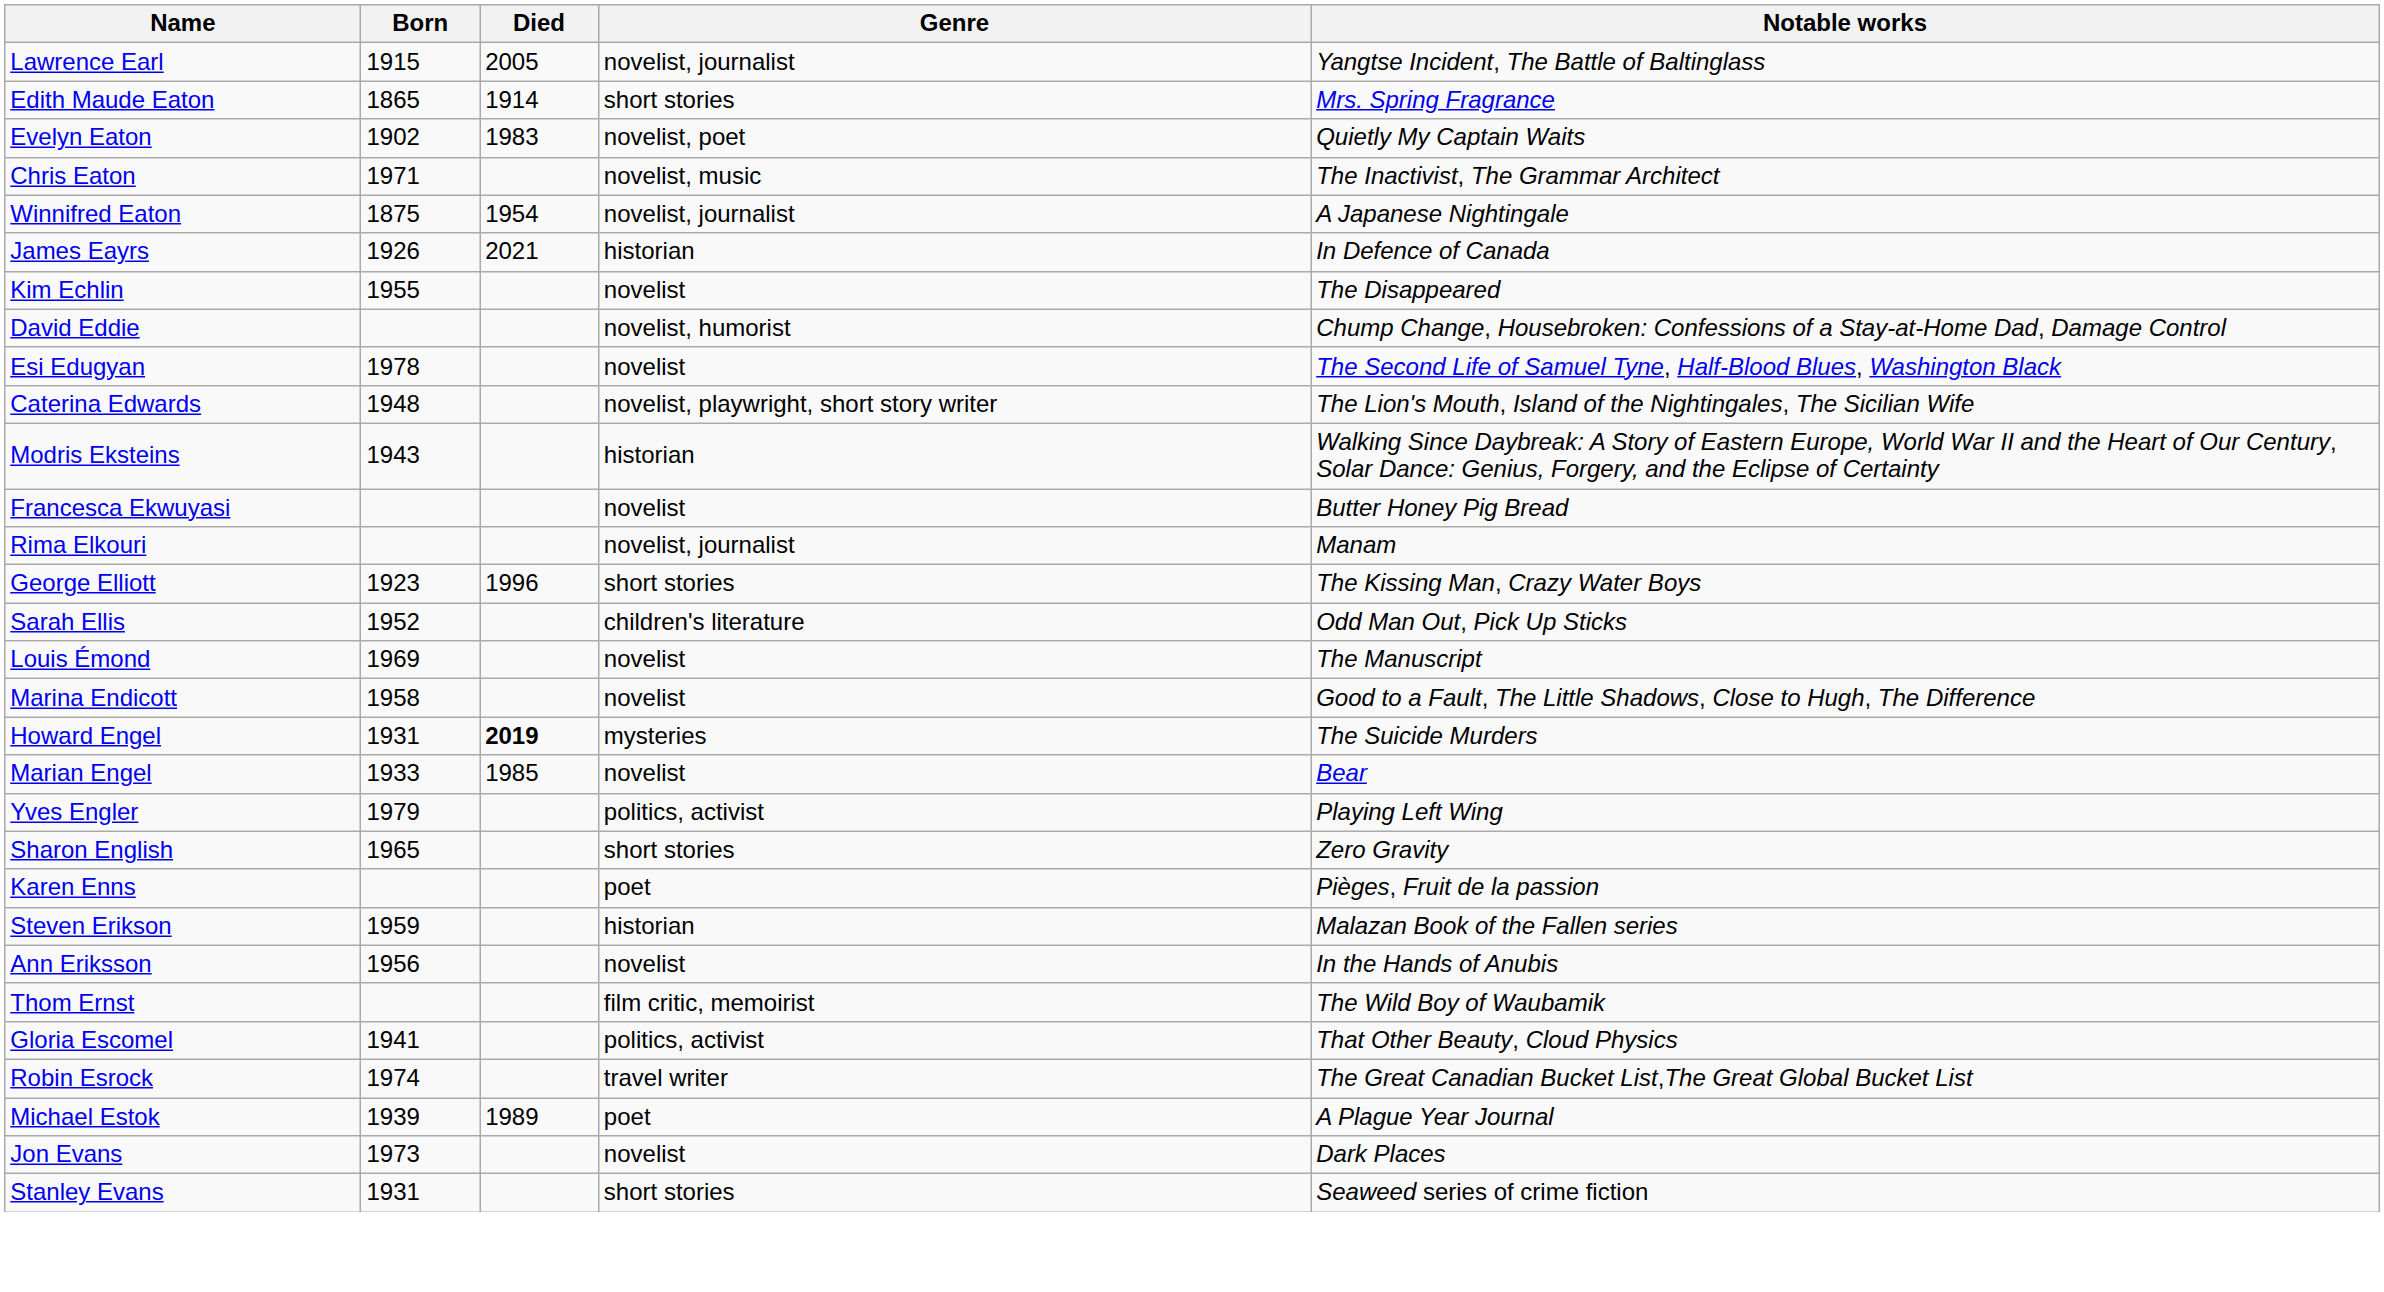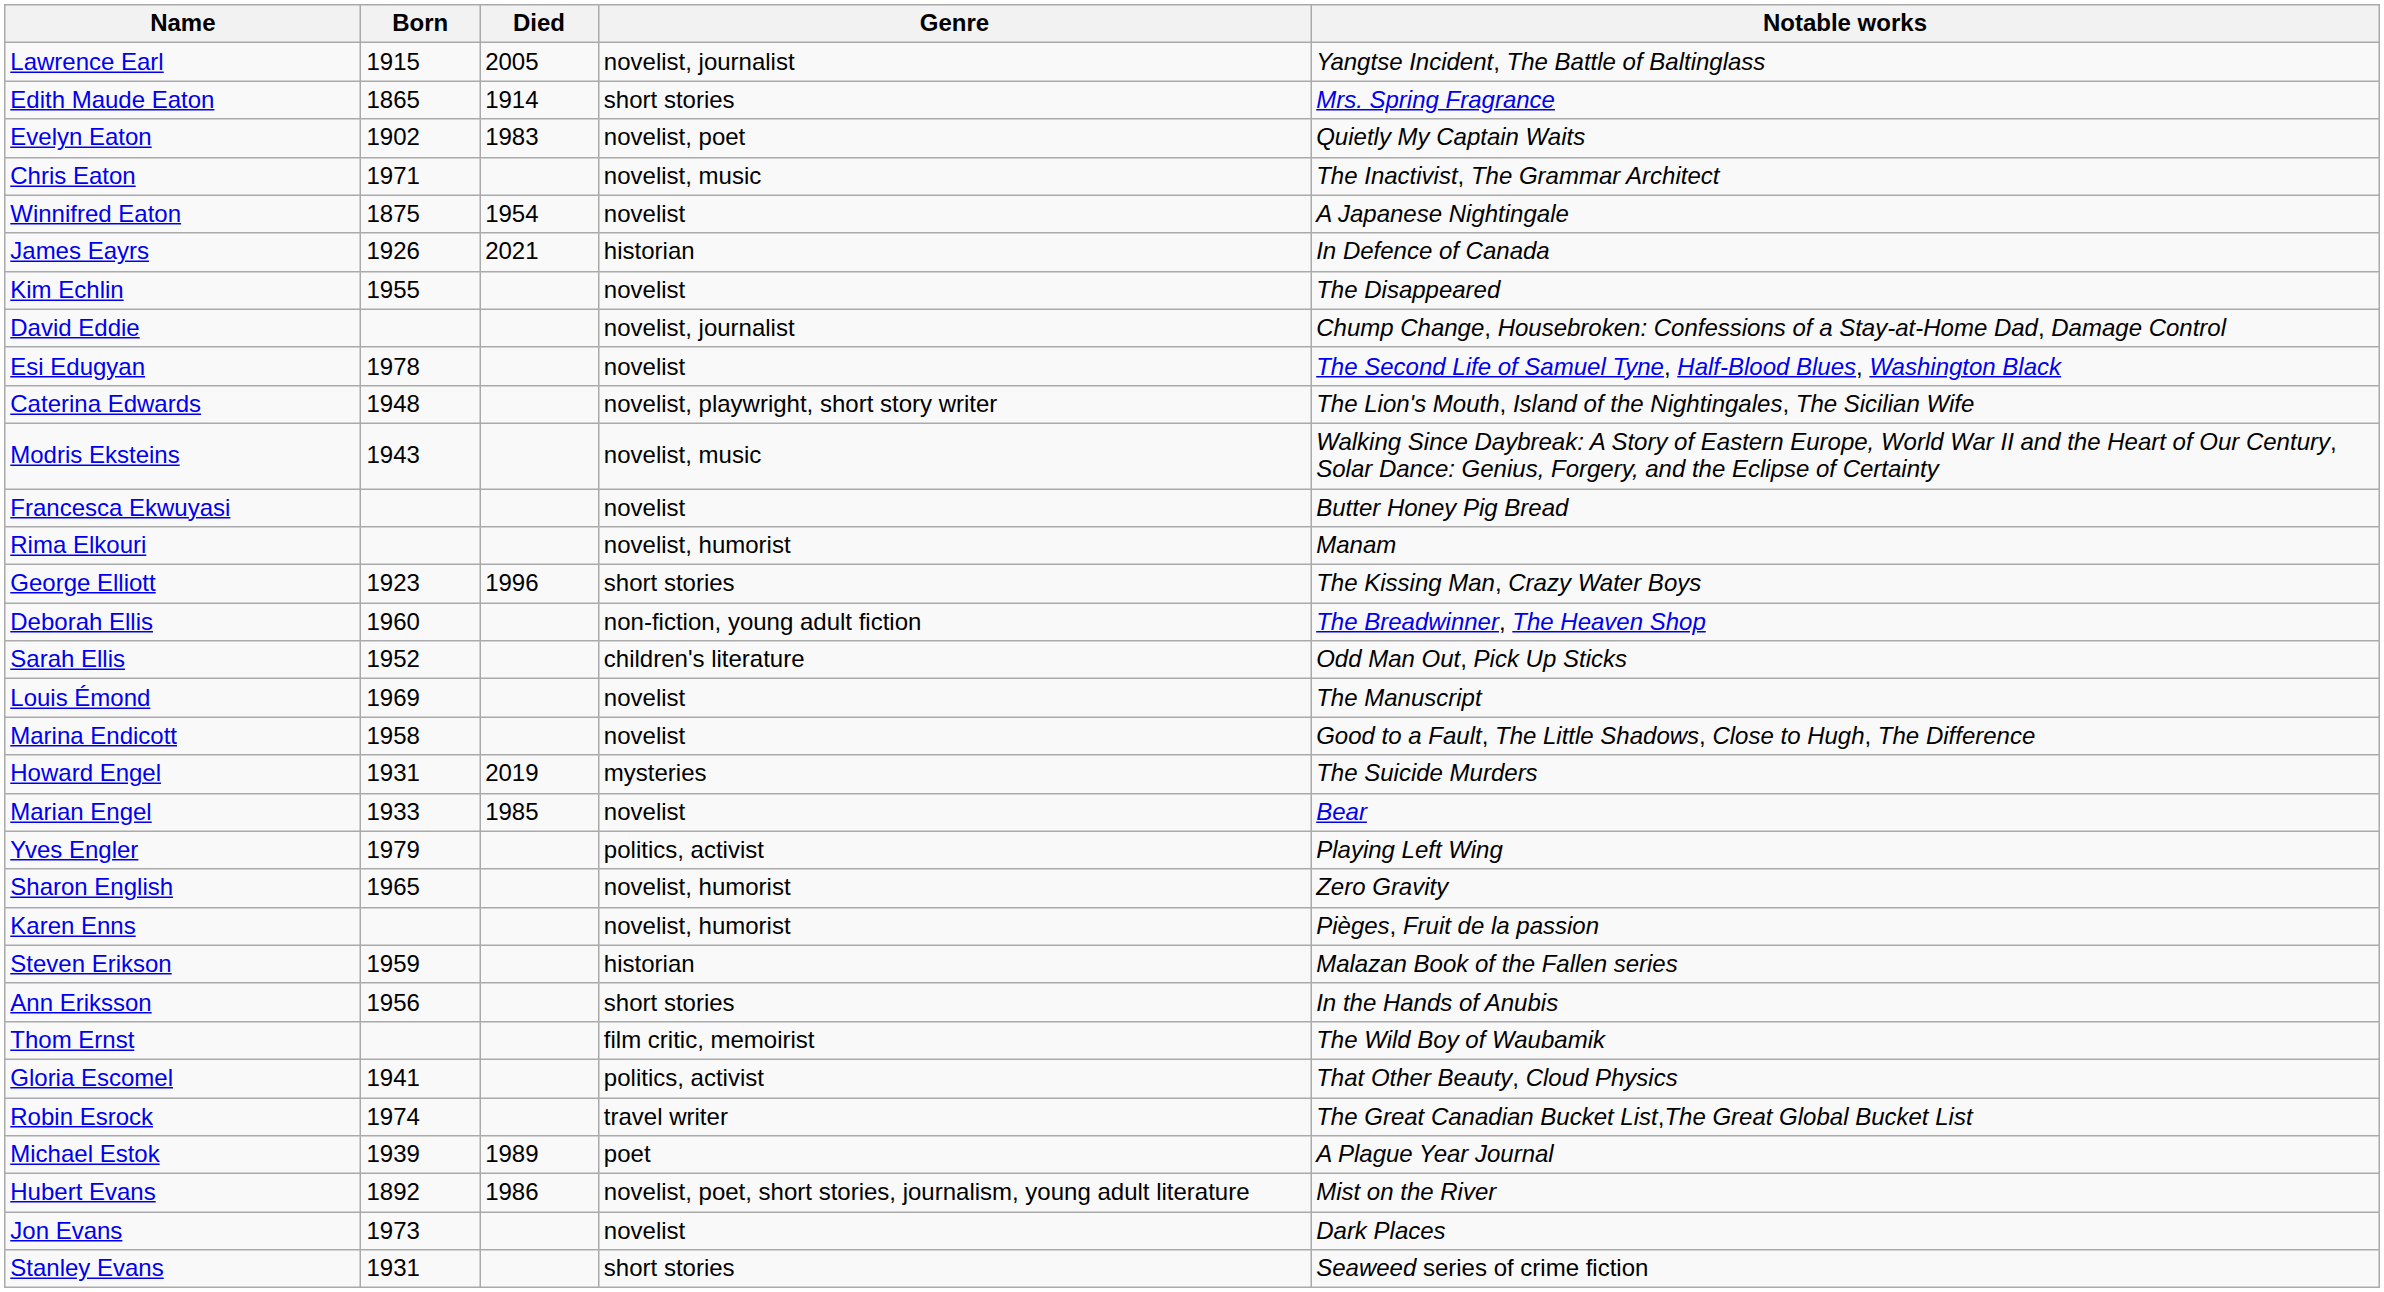(699, 213) novelist, journalist -> (645, 213) novelist
(697, 328) novelist, humorist -> (699, 328) novelist, journalist
(649, 455) historian -> (683, 455) novelist, music
(699, 545) novelist, journalist -> (697, 545) novelist, humorist
+ row: (82, 621)
(512, 735) bold -> (512, 773) normal
(669, 849) short stories -> (697, 887) novelist, humorist
(627, 887) poet -> (697, 925) novelist, humorist
(645, 964) novelist -> (669, 1002) short stories
+ row: (83, 1192)
